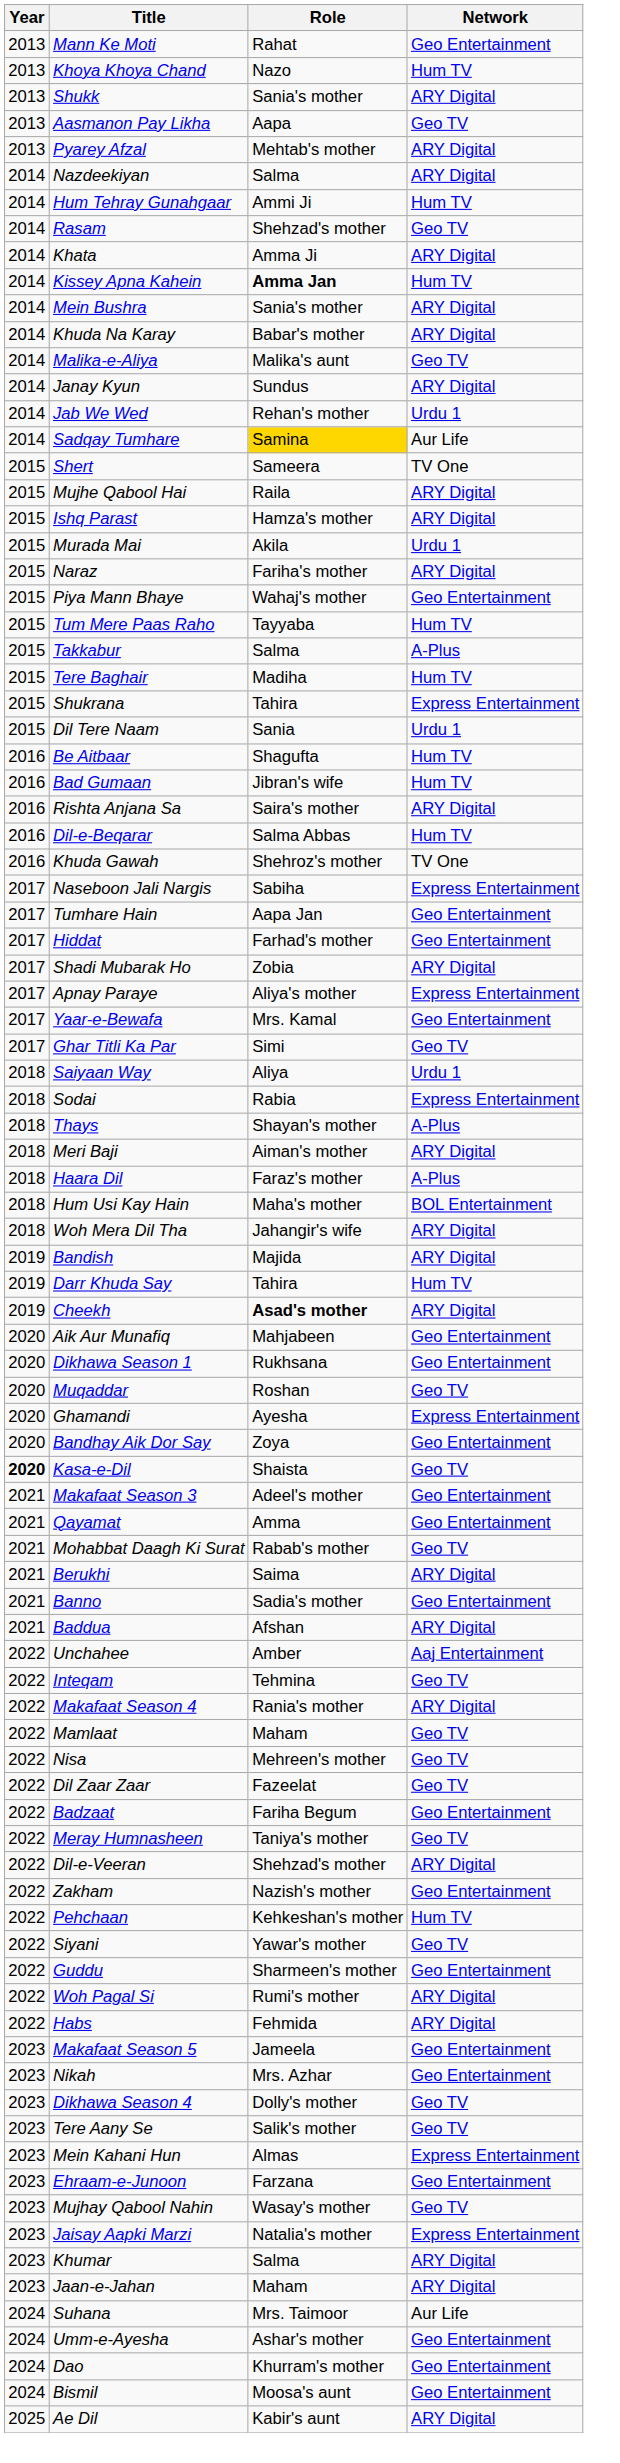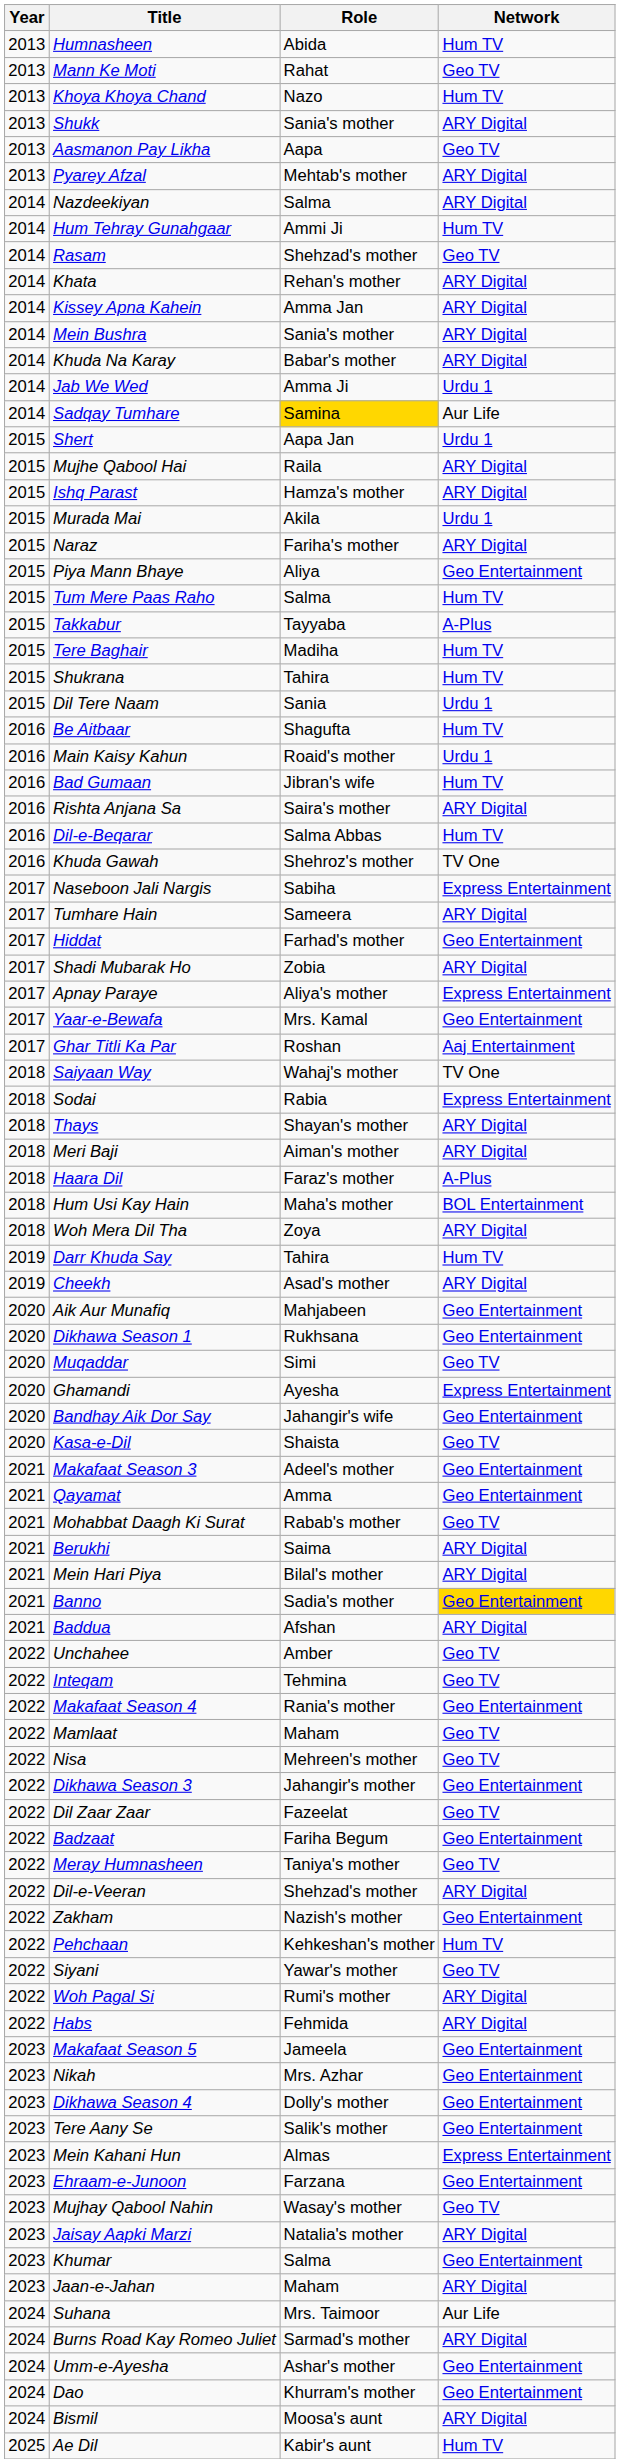+ row: (103, 44)
(481, 44) Geo Entertainment -> (471, 70) Geo TV
(285, 255) Amma Ji -> (342, 281) Rehan's mother
(294, 281) bold -> (323, 307) normal
(441, 281) Hum TV -> (485, 307) ARY Digital
- row: (105, 360)
- row: (97, 387)
(311, 413) Rehan's mother -> (316, 387) Amma Ji
(286, 466) Sameera -> (319, 439) Aapa Jan
(440, 466) TV One -> (467, 439) Urdu 1
(309, 598) Wahaj's mother -> (302, 571) Aliya
(283, 624) Tayyaba -> (307, 598) Salma
(276, 651) Salma -> (315, 624) Tayyaba
(495, 703) Express Entertainment -> (473, 677) Hum TV
+ row: (120, 756)
(287, 914) Aapa Jan -> (317, 914) Sameera
(481, 914) Geo Entertainment -> (485, 914) ARY Digital
(268, 1046) Simi -> (312, 1046) Roshan
(440, 1046) Geo TV -> (509, 1046) Aaj Entertainment
(270, 1073) Aliya -> (341, 1073) Wahaj's mother
(436, 1073) Urdu 1 -> (471, 1073) TV One
(436, 1126) A-Plus -> (485, 1126) ARY Digital
(307, 1231) Jahangir's wife -> (302, 1231) Zoya
- row: (83, 1258)
(310, 1310) bold -> (337, 1284) normal
(281, 1389) Roshan -> (300, 1363) Simi
(271, 1442) Zoya -> (338, 1416) Jahangir's wife
(27, 1469) bold -> (27, 1442) normal
+ row: (107, 1574)
(481, 1601) no background -> (512, 1601) gold background
(477, 1653) Aaj Entertainment -> (471, 1653) Geo TV
(453, 1706) ARY Digital -> (512, 1706) Geo Entertainment
+ row: (122, 1785)
- row: (78, 1970)
(440, 2102) Geo TV -> (512, 2102) Geo Entertainment
(440, 2128) Geo TV -> (512, 2128) Geo Entertainment
(495, 2234) Express Entertainment -> (485, 2234) ARY Digital
(453, 2260) ARY Digital -> (512, 2260) Geo Entertainment
+ row: (164, 2340)
(481, 2392) Geo Entertainment -> (485, 2419) ARY Digital
(453, 2419) ARY Digital -> (473, 2445) Hum TV
